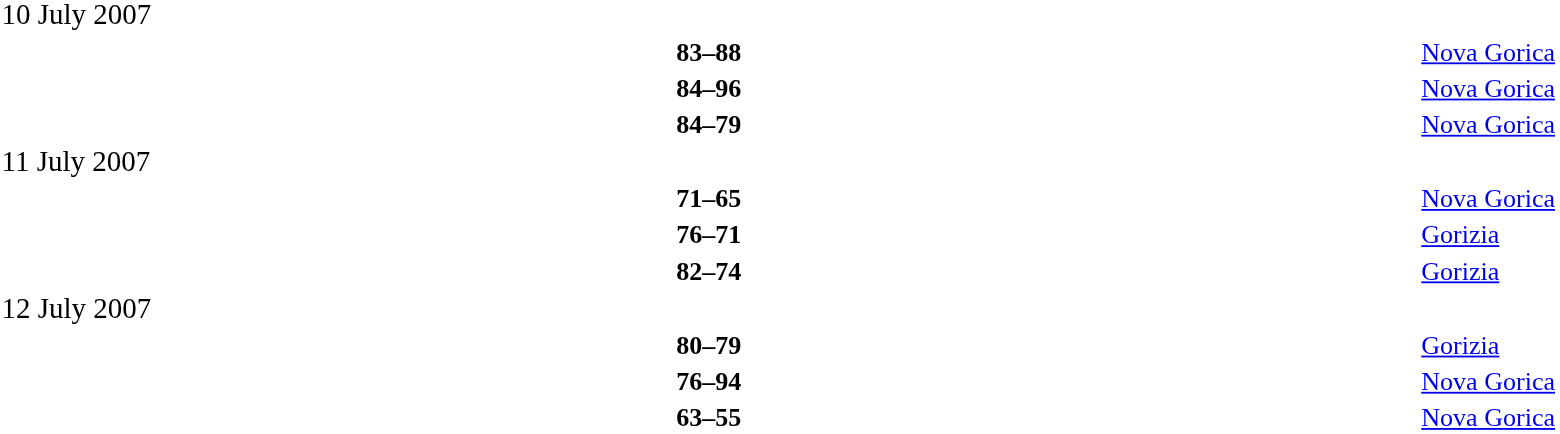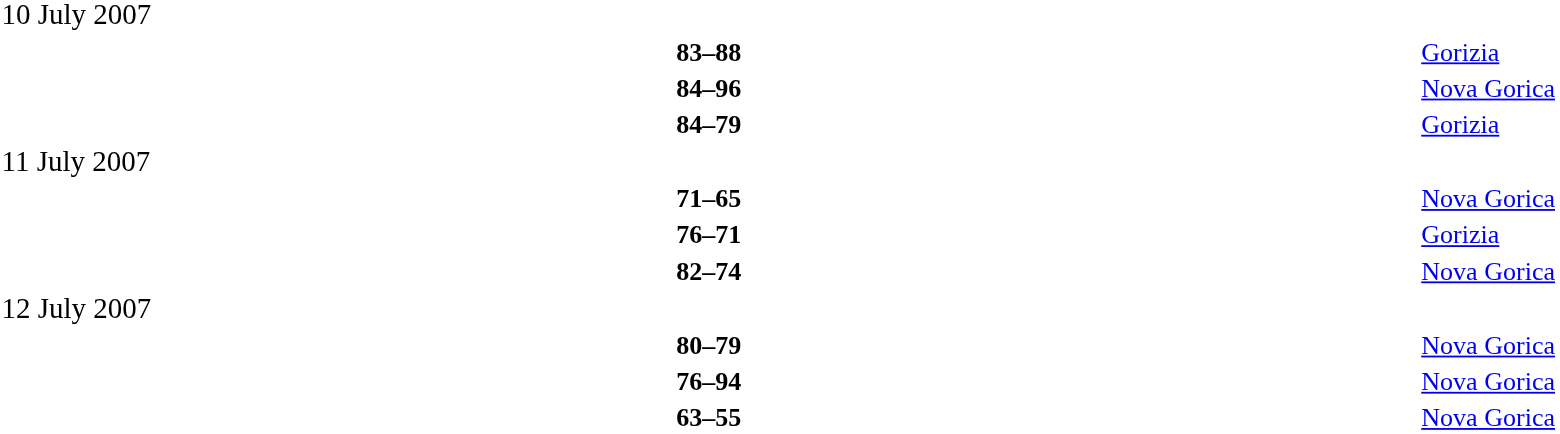(1488, 52) Nova Gorica -> (1460, 52) Gorizia
(1488, 124) Nova Gorica -> (1460, 124) Gorizia
(1460, 271) Gorizia -> (1488, 271) Nova Gorica
(1460, 345) Gorizia -> (1488, 345) Nova Gorica
